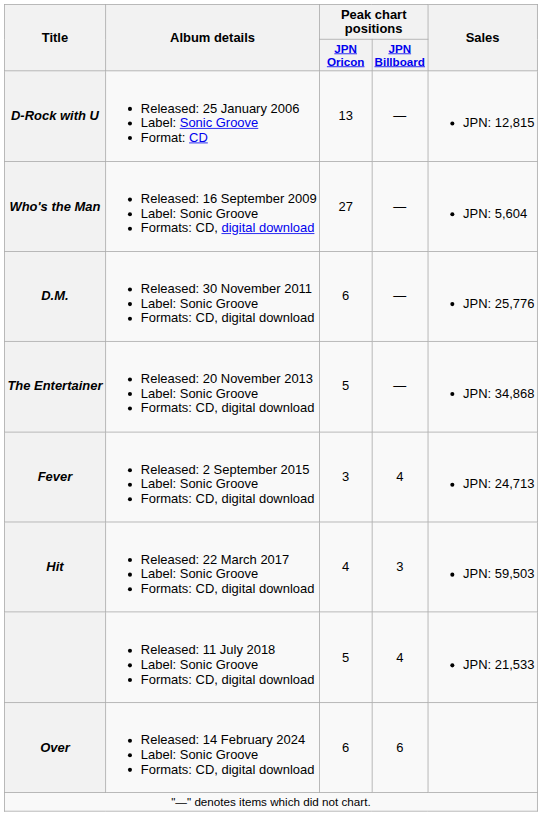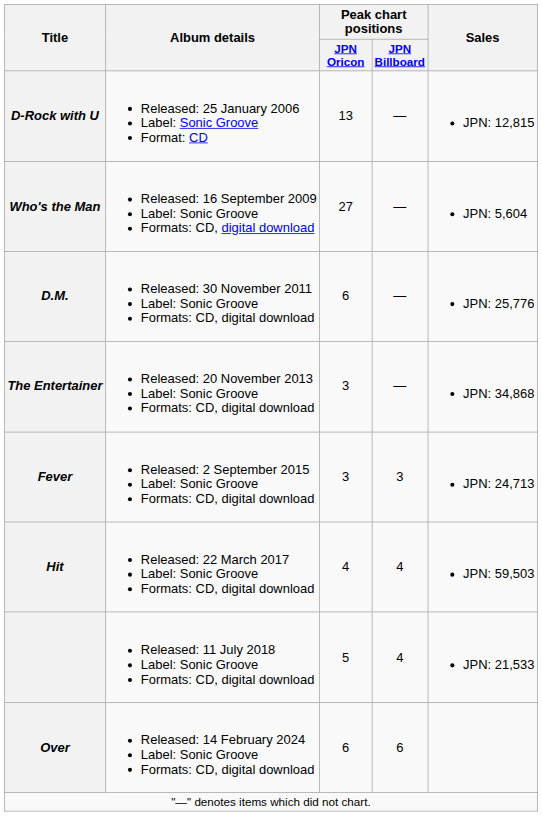(346, 386) 5 -> (346, 386) 3
(400, 476) 4 -> (400, 476) 3
(400, 567) 3 -> (400, 567) 4
